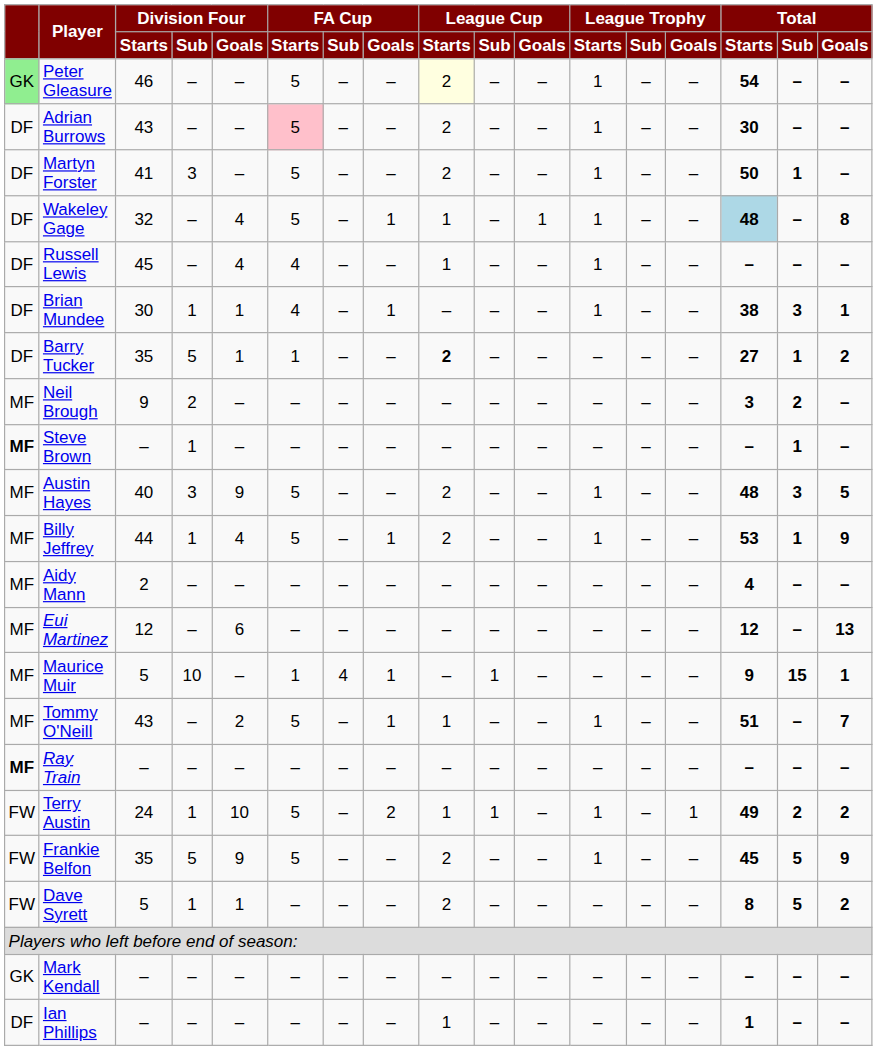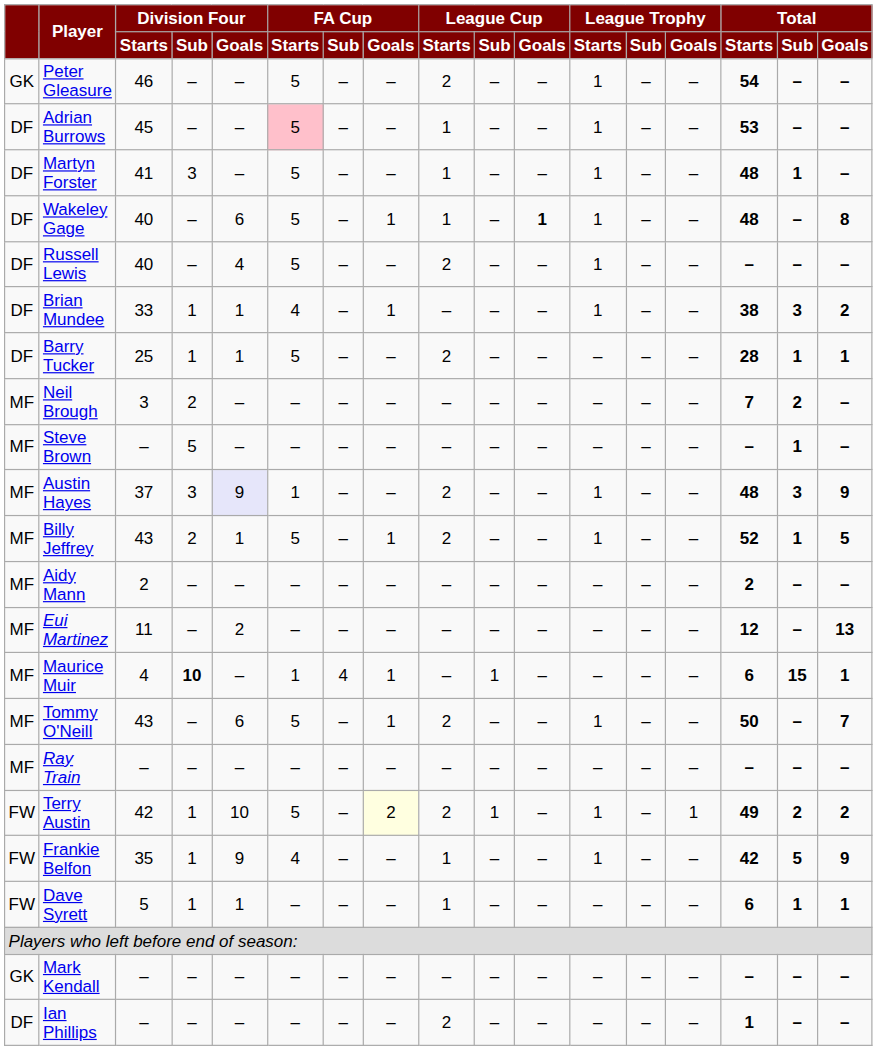(22, 82) lightgreen background -> (22, 82) no background
(447, 82) lightyellow background -> (447, 82) no background
(144, 127) 43 -> (144, 127) 45
(447, 127) 2 -> (447, 127) 1
(749, 127) 30 -> (749, 127) 53
(447, 173) 2 -> (447, 173) 1
(749, 173) 50 -> (749, 173) 48
(144, 219) 32 -> (144, 219) 40
(240, 219) 4 -> (240, 219) 6
(542, 219) normal -> (542, 219) bold
(749, 219) lightblue background -> (749, 219) no background
(144, 264) 45 -> (144, 264) 40
(295, 264) 4 -> (295, 264) 5
(447, 264) 1 -> (447, 264) 2
(144, 310) 30 -> (144, 310) 33
(845, 310) 1 -> (845, 310) 2
(144, 356) 35 -> (144, 356) 25
(192, 356) 5 -> (192, 356) 1
(295, 356) 1 -> (295, 356) 5
(447, 356) bold -> (447, 356) normal
(749, 356) 27 -> (749, 356) 28
(845, 356) 2 -> (845, 356) 1
(144, 402) 9 -> (144, 402) 3
(749, 402) 3 -> (749, 402) 7
(22, 447) bold -> (22, 447) normal
(192, 447) 1 -> (192, 447) 5
(144, 493) 40 -> (144, 493) 37
(240, 493) no background -> (240, 493) lavender background
(295, 493) 5 -> (295, 493) 1
(845, 493) 5 -> (845, 493) 9
(144, 539) 44 -> (144, 539) 43
(192, 539) 1 -> (192, 539) 2
(240, 539) 4 -> (240, 539) 1
(749, 539) 53 -> (749, 539) 52
(845, 539) 9 -> (845, 539) 5
(749, 585) 4 -> (749, 585) 2
(144, 630) 12 -> (144, 630) 11
(240, 630) 6 -> (240, 630) 2
(144, 676) 5 -> (144, 676) 4
(192, 676) normal -> (192, 676) bold
(749, 676) 9 -> (749, 676) 6
(240, 722) 2 -> (240, 722) 6
(447, 722) 1 -> (447, 722) 2
(749, 722) 51 -> (749, 722) 50
(22, 767) bold -> (22, 767) normal
(144, 813) 24 -> (144, 813) 42
(391, 813) no background -> (391, 813) lightyellow background
(447, 813) 1 -> (447, 813) 2
(192, 859) 5 -> (192, 859) 1
(295, 859) 5 -> (295, 859) 4
(447, 859) 2 -> (447, 859) 1
(749, 859) 45 -> (749, 859) 42
(447, 905) 2 -> (447, 905) 1
(749, 905) 8 -> (749, 905) 6
(797, 905) 5 -> (797, 905) 1
(845, 905) 2 -> (845, 905) 1
(447, 1023) 1 -> (447, 1023) 2
